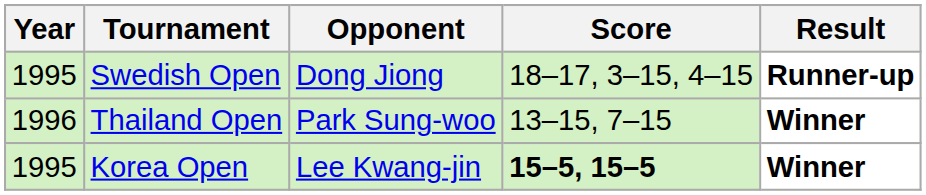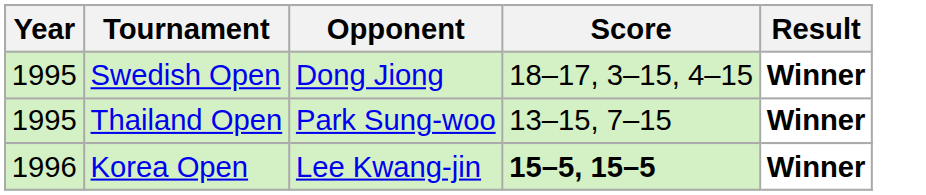(841, 75) Runner-up -> (816, 75) Winner
(44, 121) 1996 -> (44, 121) 1995
(44, 167) 1995 -> (44, 167) 1996
